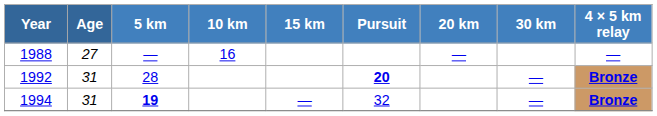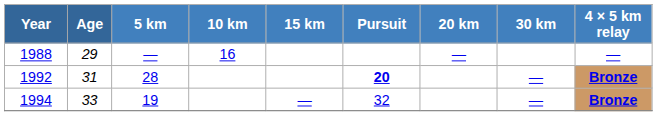(90, 55) 27 -> (90, 55) 29
(90, 100) 31 -> (90, 100) 33
(150, 100) bold -> (150, 100) normal
